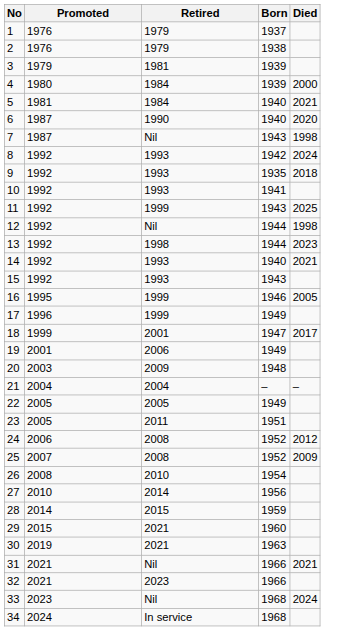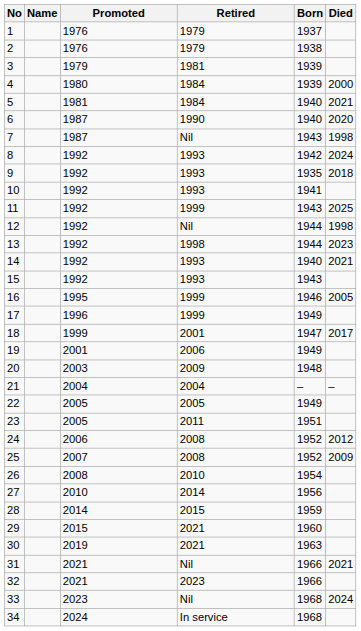+ column: (42, 13)
